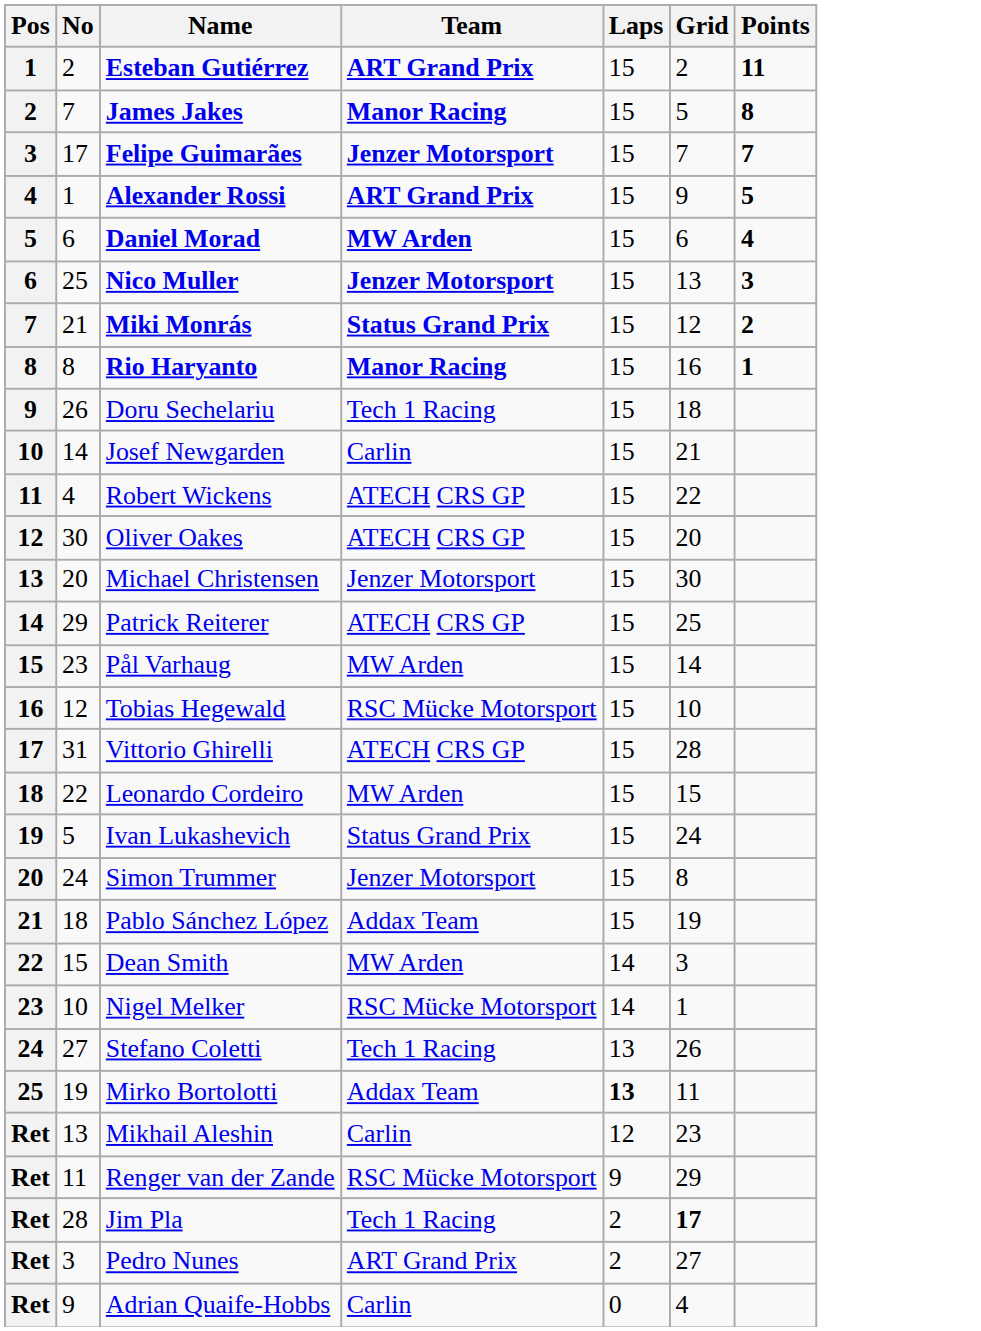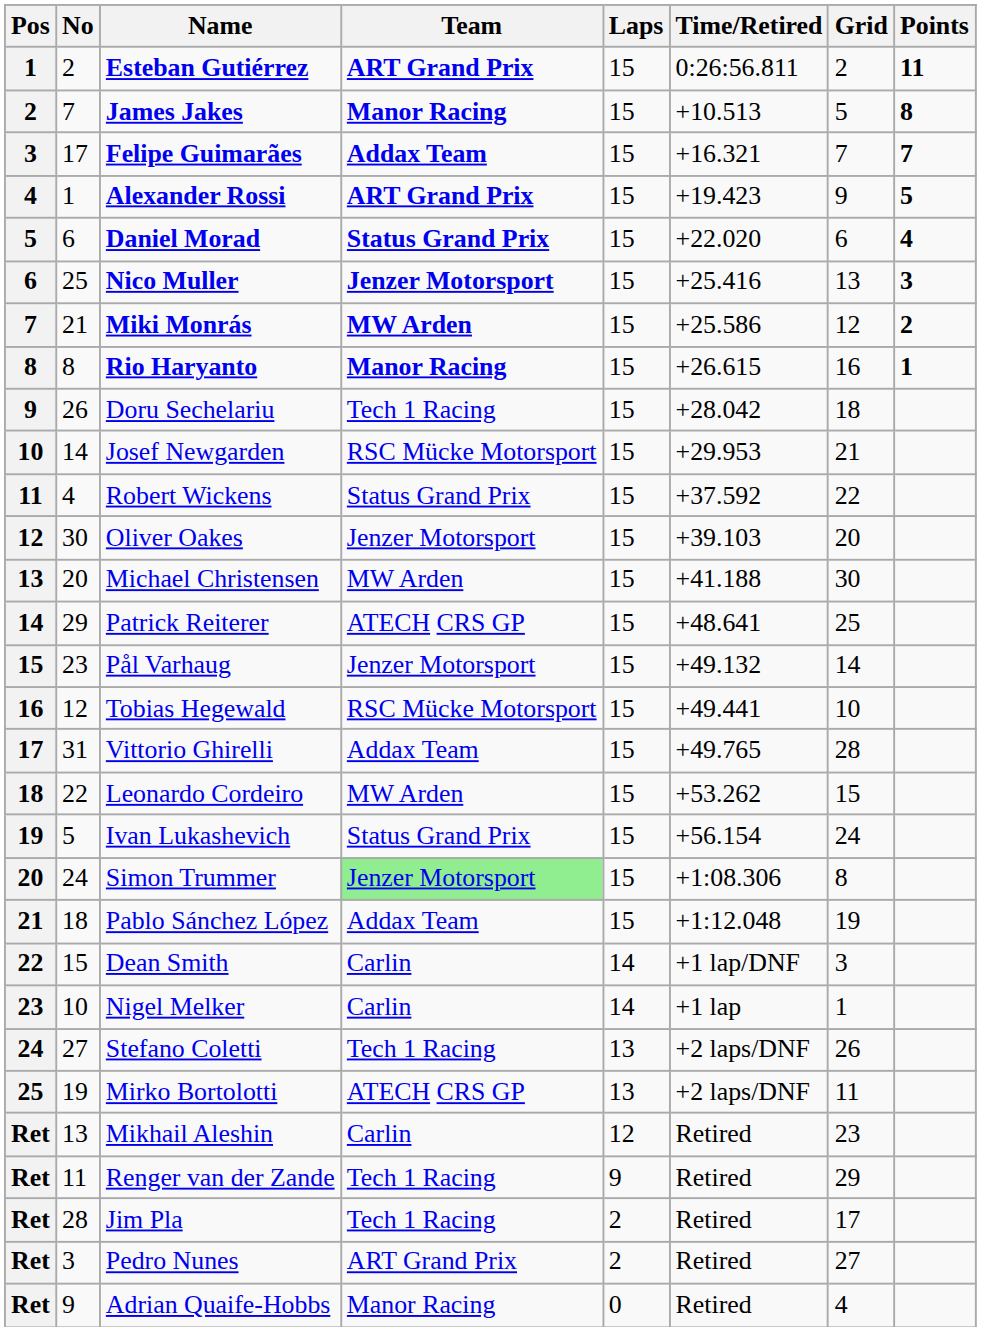+ column: (749, 25)
(450, 153) Jenzer Motorsport -> (417, 153) Addax Team
(409, 238) MW Arden -> (448, 238) Status Grand Prix
(448, 323) Status Grand Prix -> (409, 323) MW Arden
(379, 451) Carlin -> (472, 451) RSC Mücke Motorsport
(436, 494) ATECH CRS GP -> (439, 494) Status Grand Prix
(436, 536) ATECH CRS GP -> (441, 536) Jenzer Motorsport
(441, 579) Jenzer Motorsport -> (405, 579) MW Arden
(405, 664) MW Arden -> (441, 664) Jenzer Motorsport
(436, 750) ATECH CRS GP -> (413, 750) Addax Team
(441, 878) no background -> (441, 878) lightgreen background
(405, 963) MW Arden -> (379, 963) Carlin
(472, 1005) RSC Mücke Motorsport -> (379, 1005) Carlin
(413, 1091) Addax Team -> (436, 1091) ATECH CRS GP
(622, 1091) bold -> (622, 1091) normal
(472, 1176) RSC Mücke Motorsport -> (421, 1176) Tech 1 Racing
(689, 1219) bold -> (848, 1219) normal
(379, 1304) Carlin -> (421, 1304) Manor Racing
